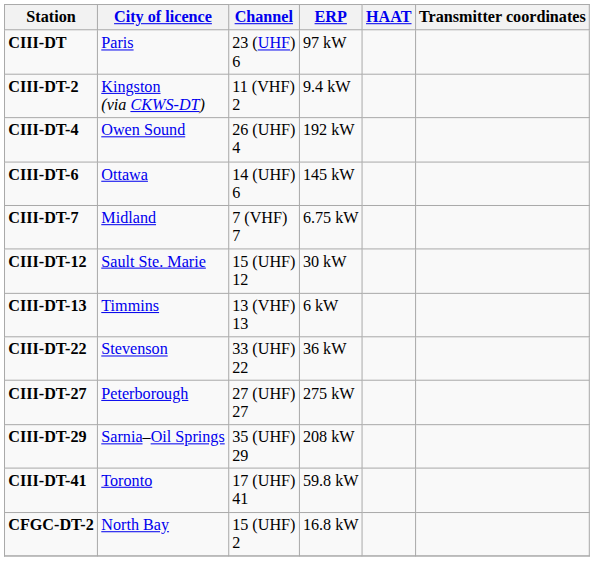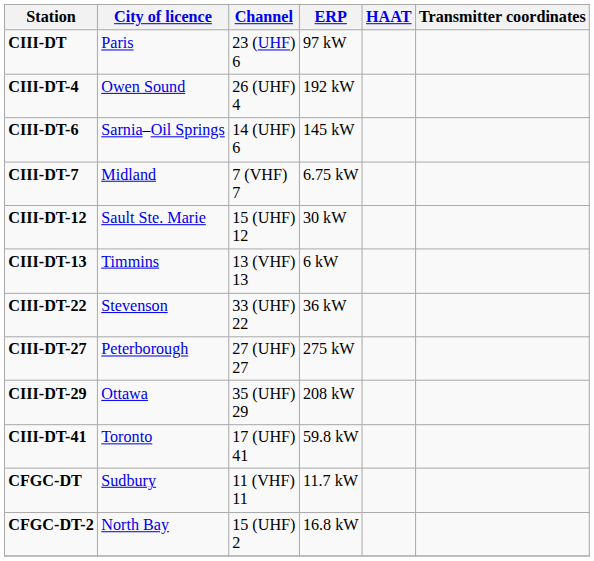- row: (43, 86)
(125, 174) Ottawa -> (163, 130) Sarnia–Oil Springs
(163, 437) Sarnia–Oil Springs -> (125, 393) Ottawa
+ row: (45, 481)
